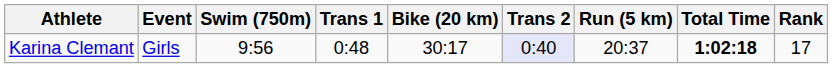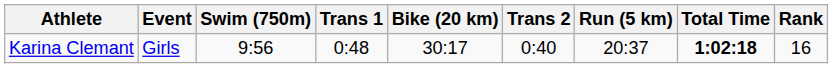(539, 48) lavender background -> (539, 48) no background
(801, 48) 17 -> (801, 48) 16
